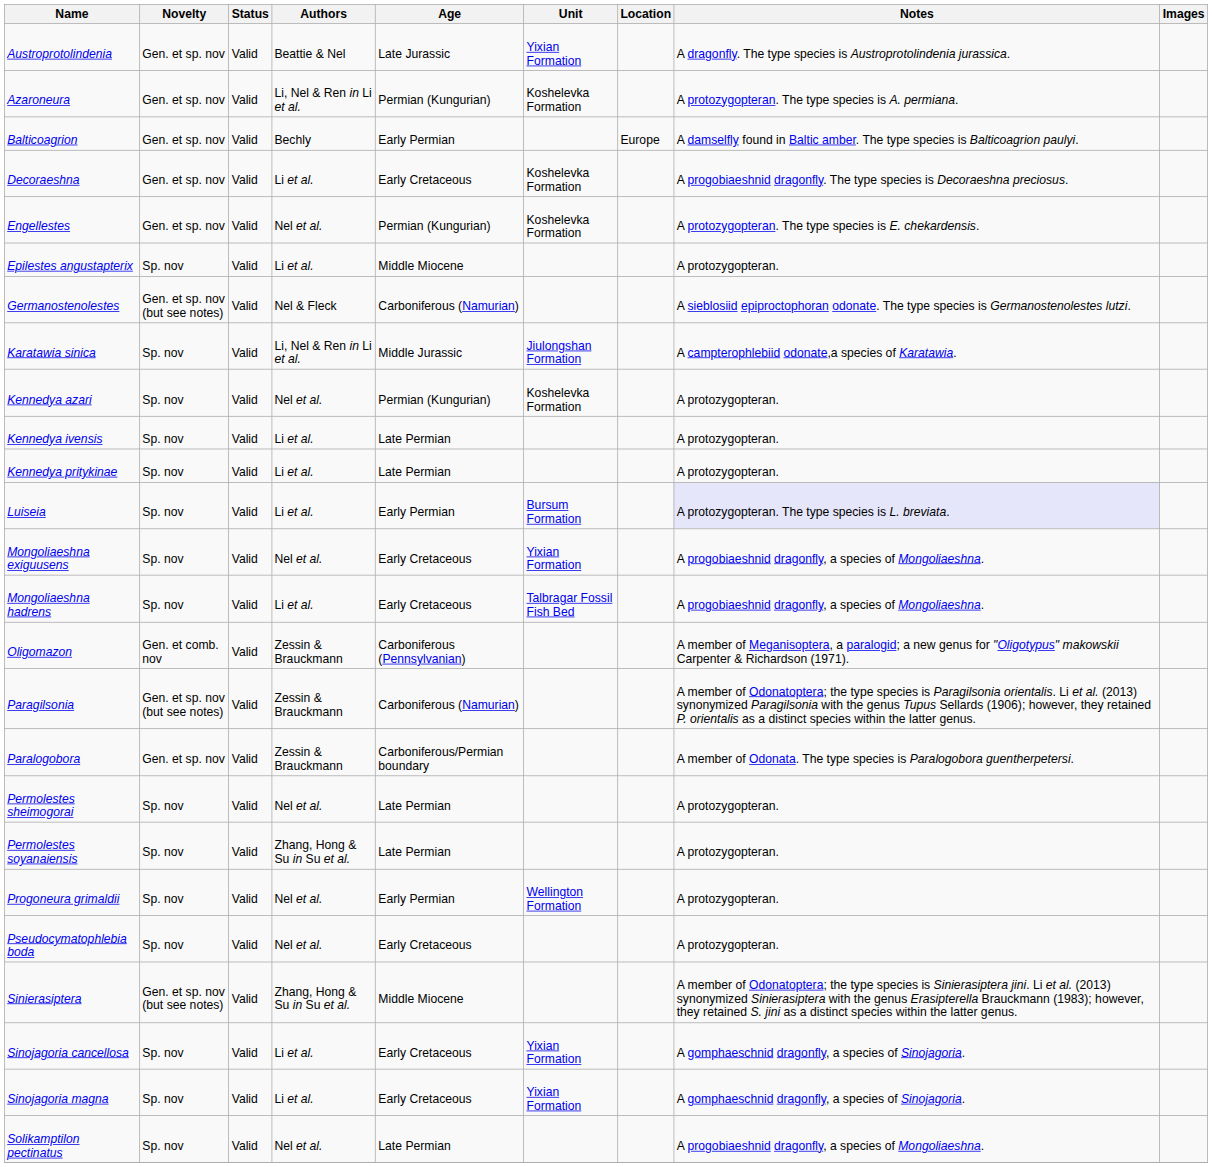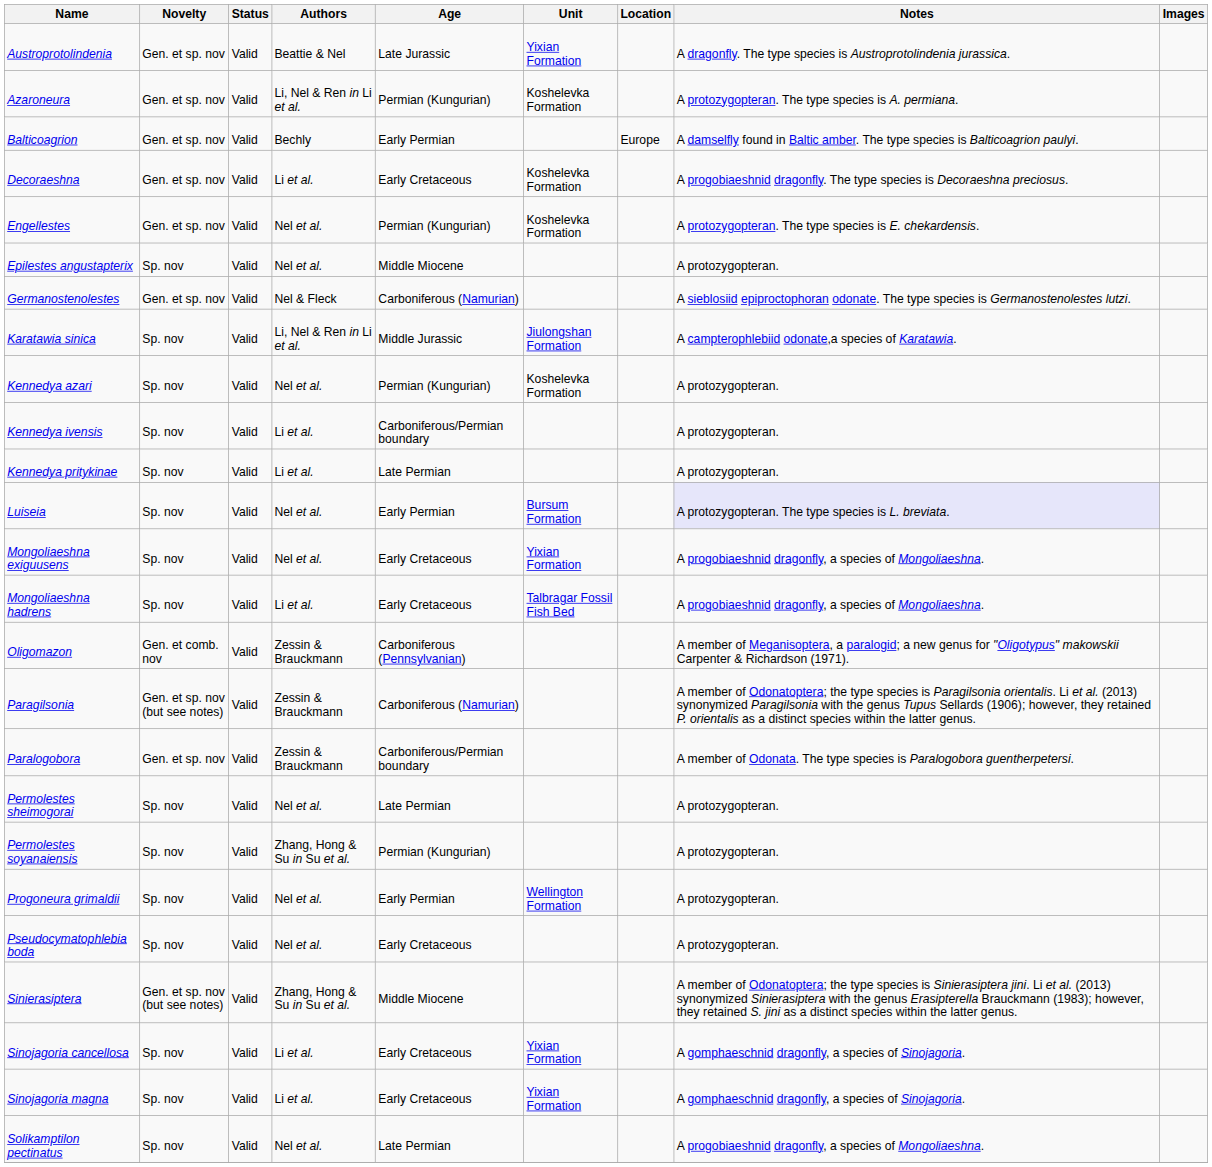(294, 266) Li et al. -> (298, 266) Nel et al.
(184, 306) Gen. et sp. nov (but see notes) -> (184, 299) Gen. et sp. nov
(415, 439) Late Permian -> (441, 432) Carboniferous/Permian boundary
(294, 512) Li et al. -> (298, 512) Nel et al.
(415, 852) Late Permian -> (434, 852) Permian (Kungurian)
